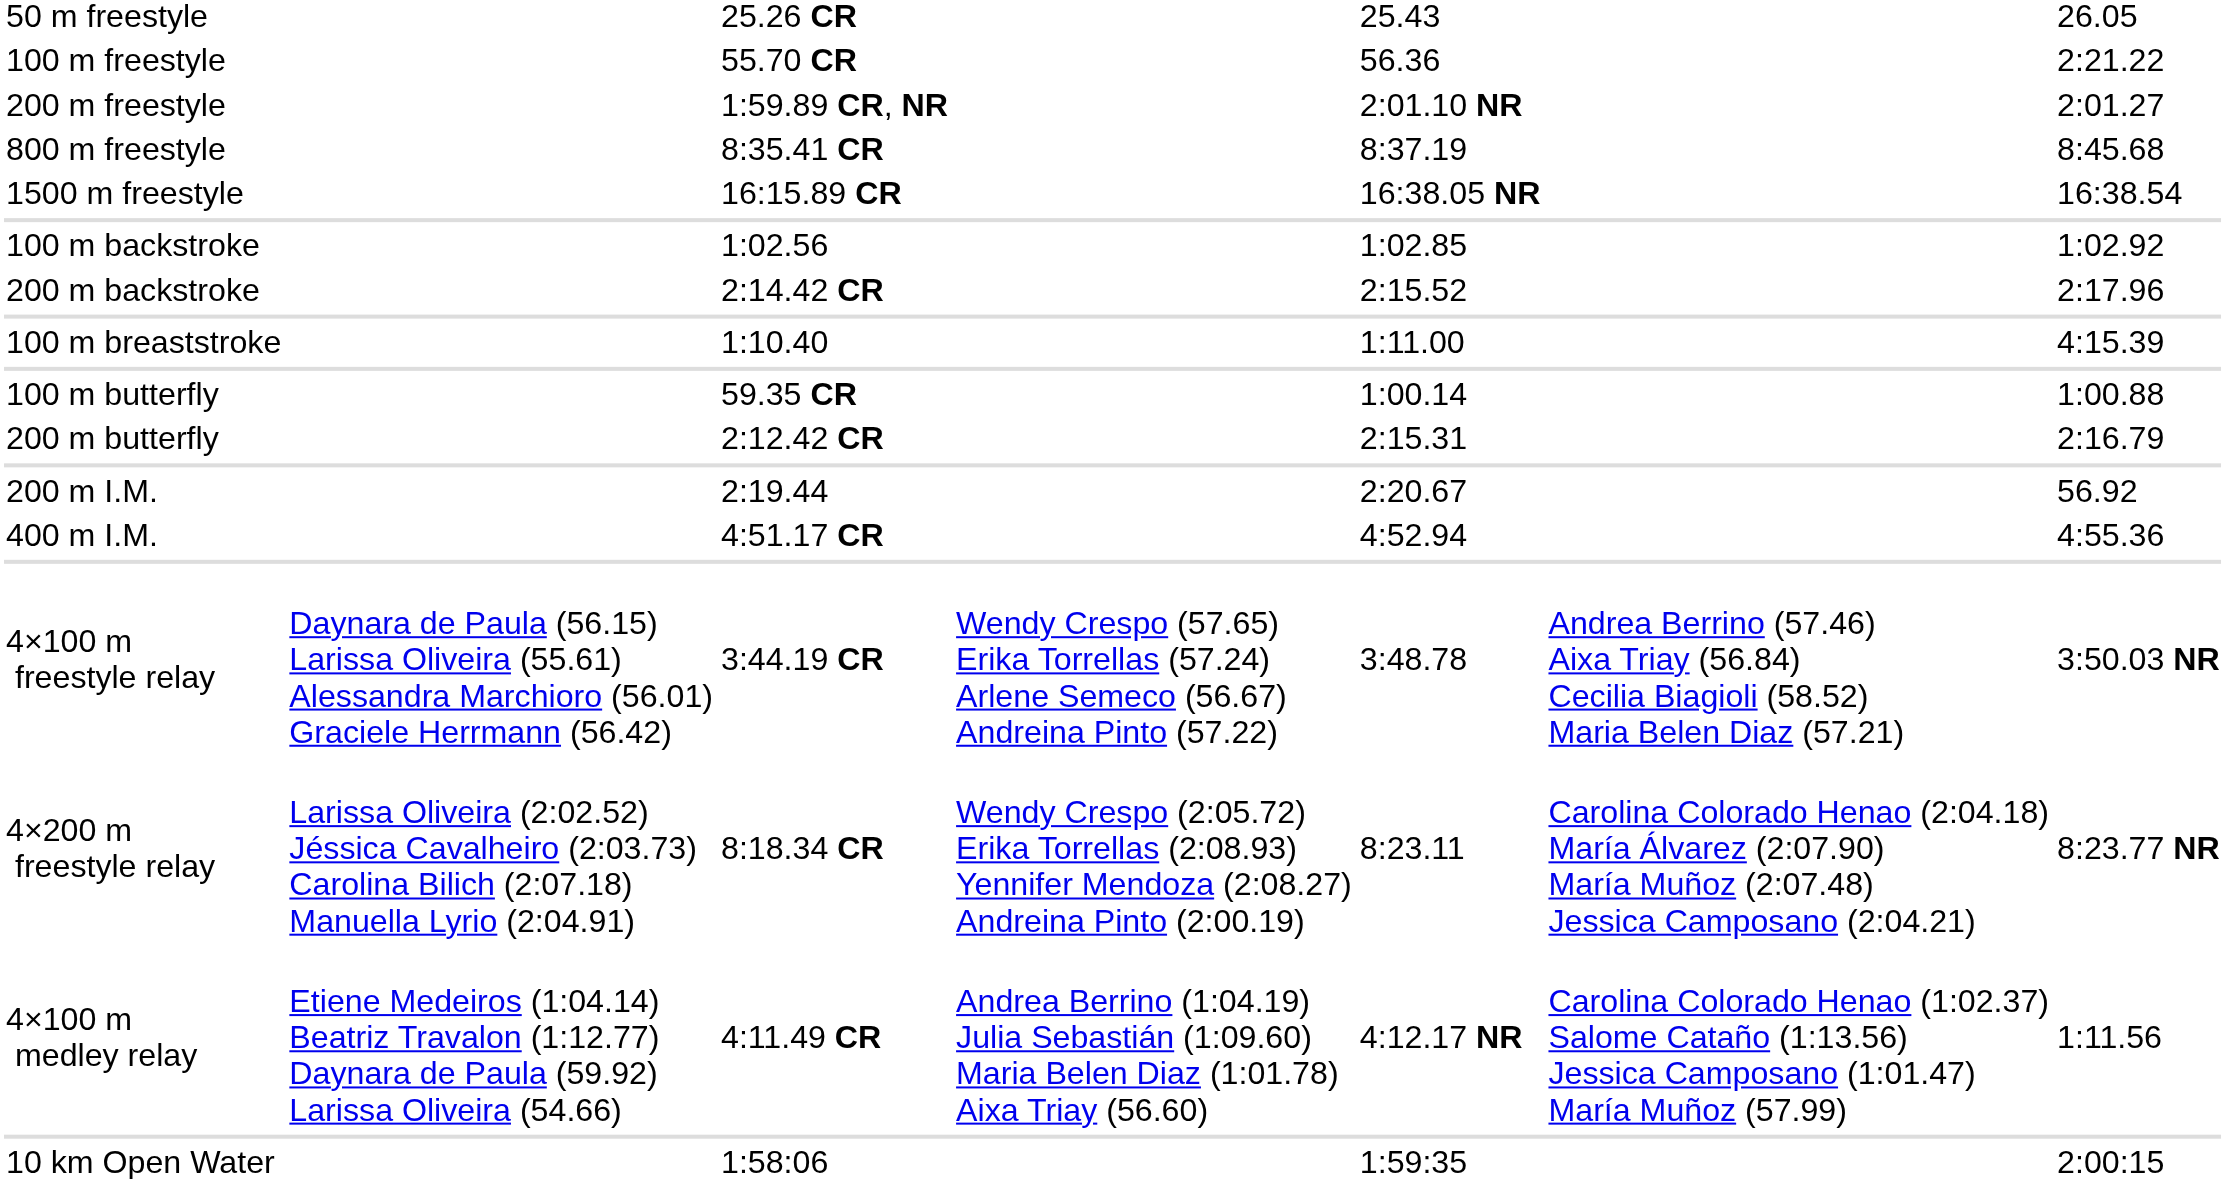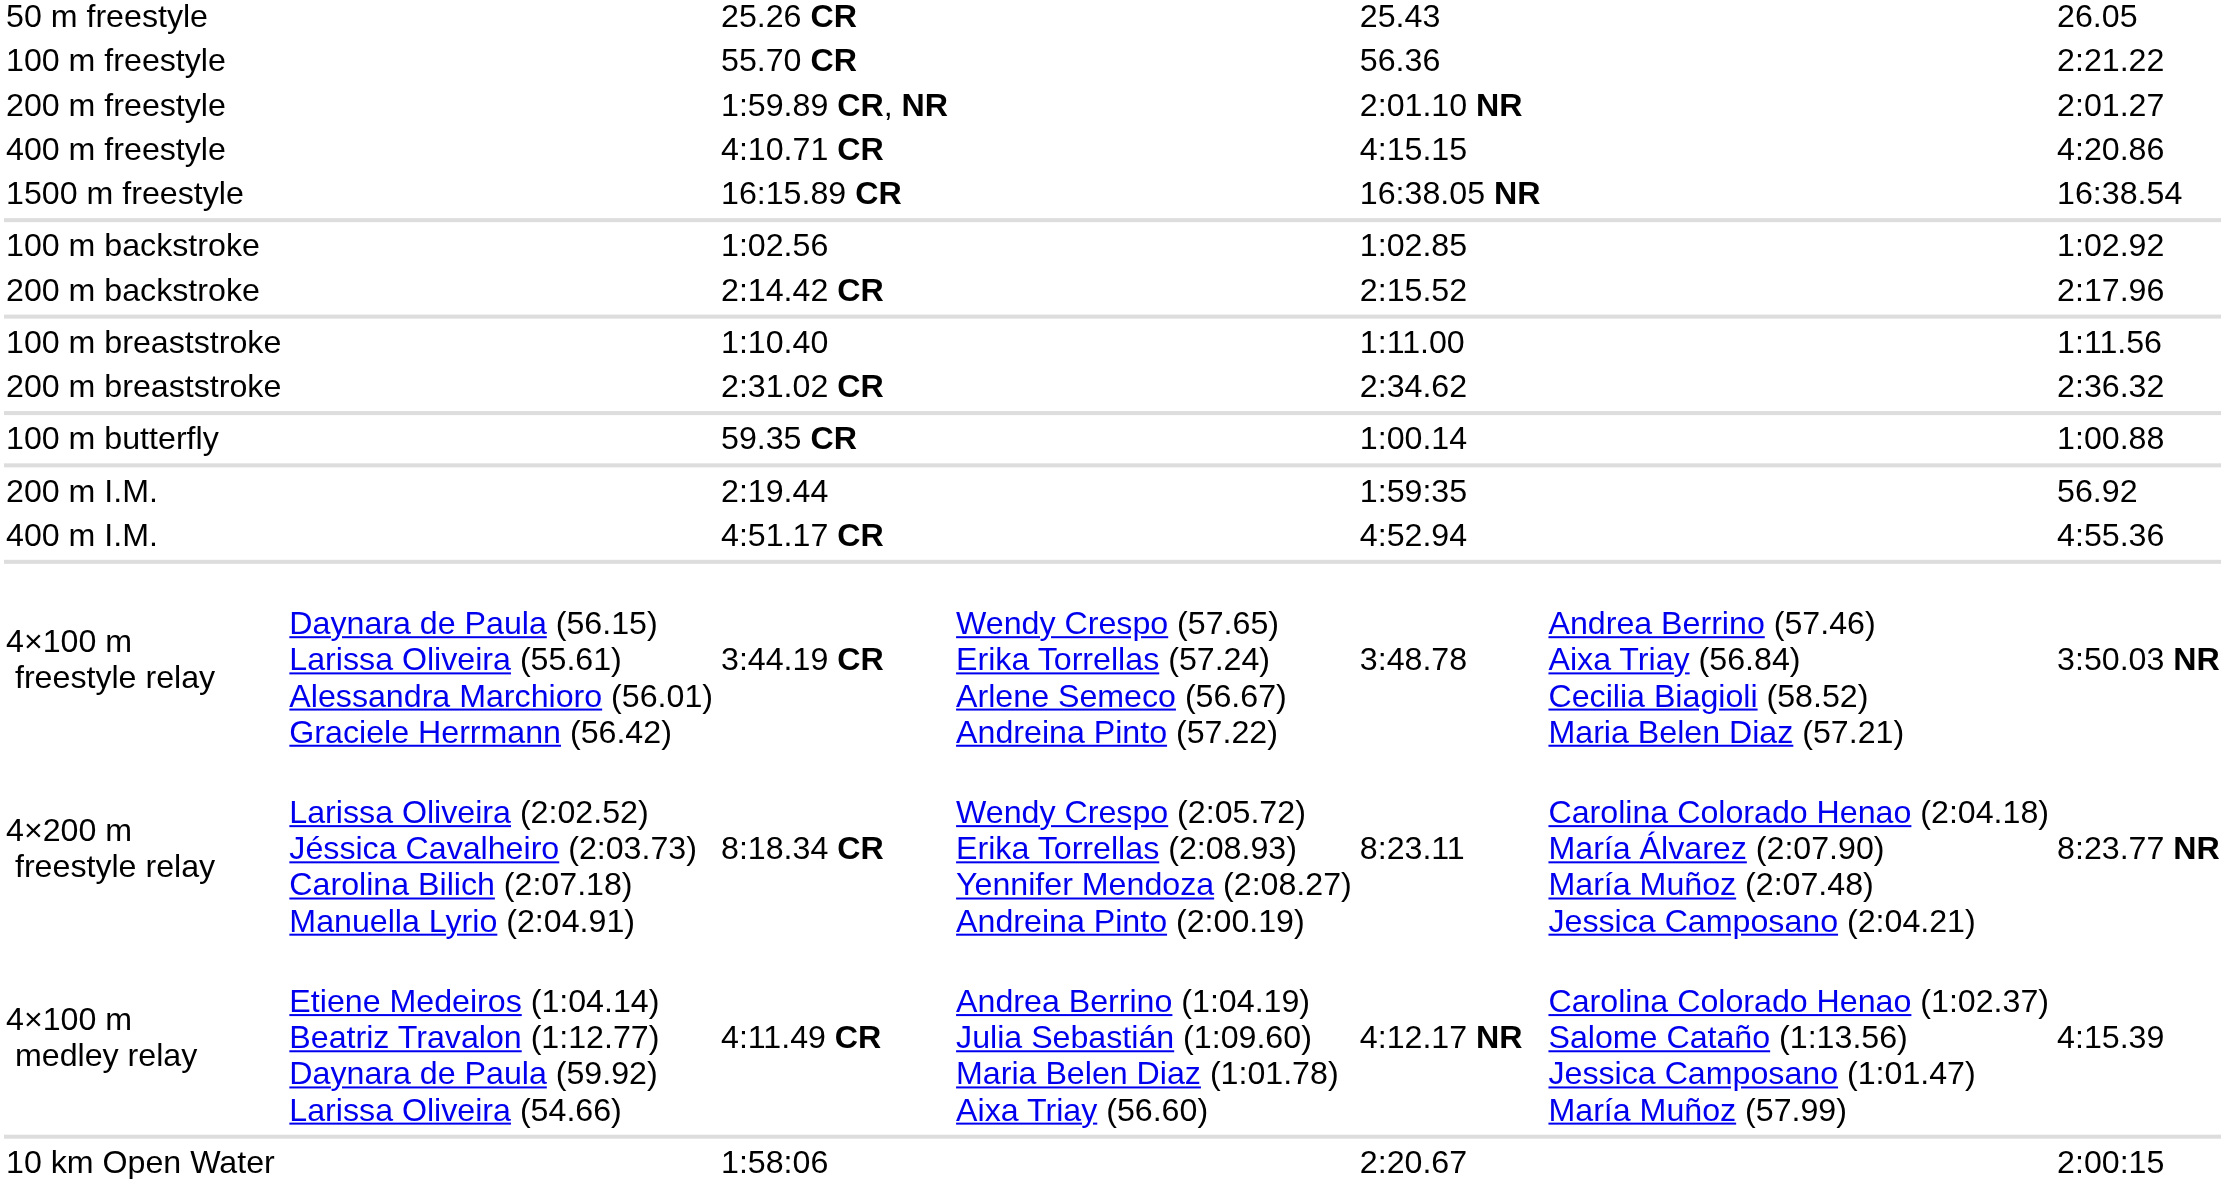+ row: (116, 149)
- row: (116, 149)
(2111, 342) 4:15.39 -> (2110, 342) 1:11.56
+ row: (144, 386)
- row: (112, 438)
(1413, 490) 2:20.67 -> (1413, 490) 1:59:35
(2110, 1037) 1:11.56 -> (2111, 1037) 4:15.39
(1413, 1162) 1:59:35 -> (1413, 1162) 2:20.67
